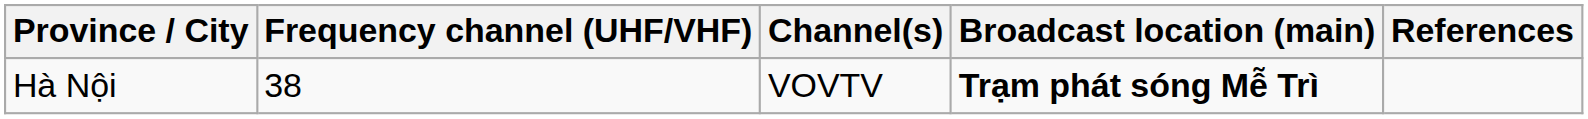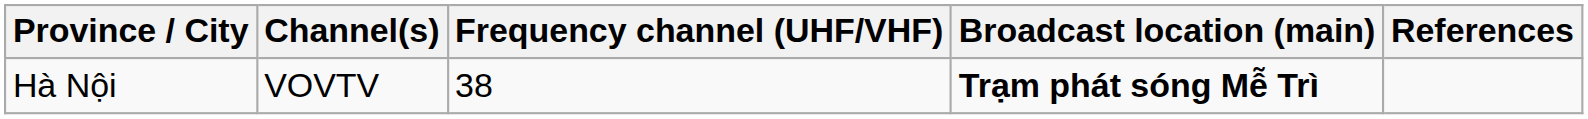columns swapped: (856, 31) <-> (508, 31)
